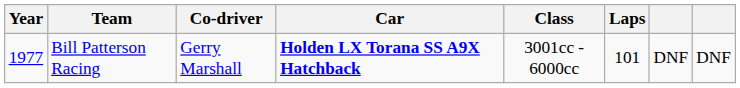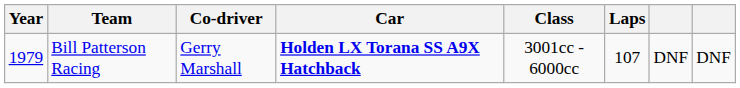(26, 57) 1977 -> (26, 57) 1979
(627, 57) 101 -> (627, 57) 107
